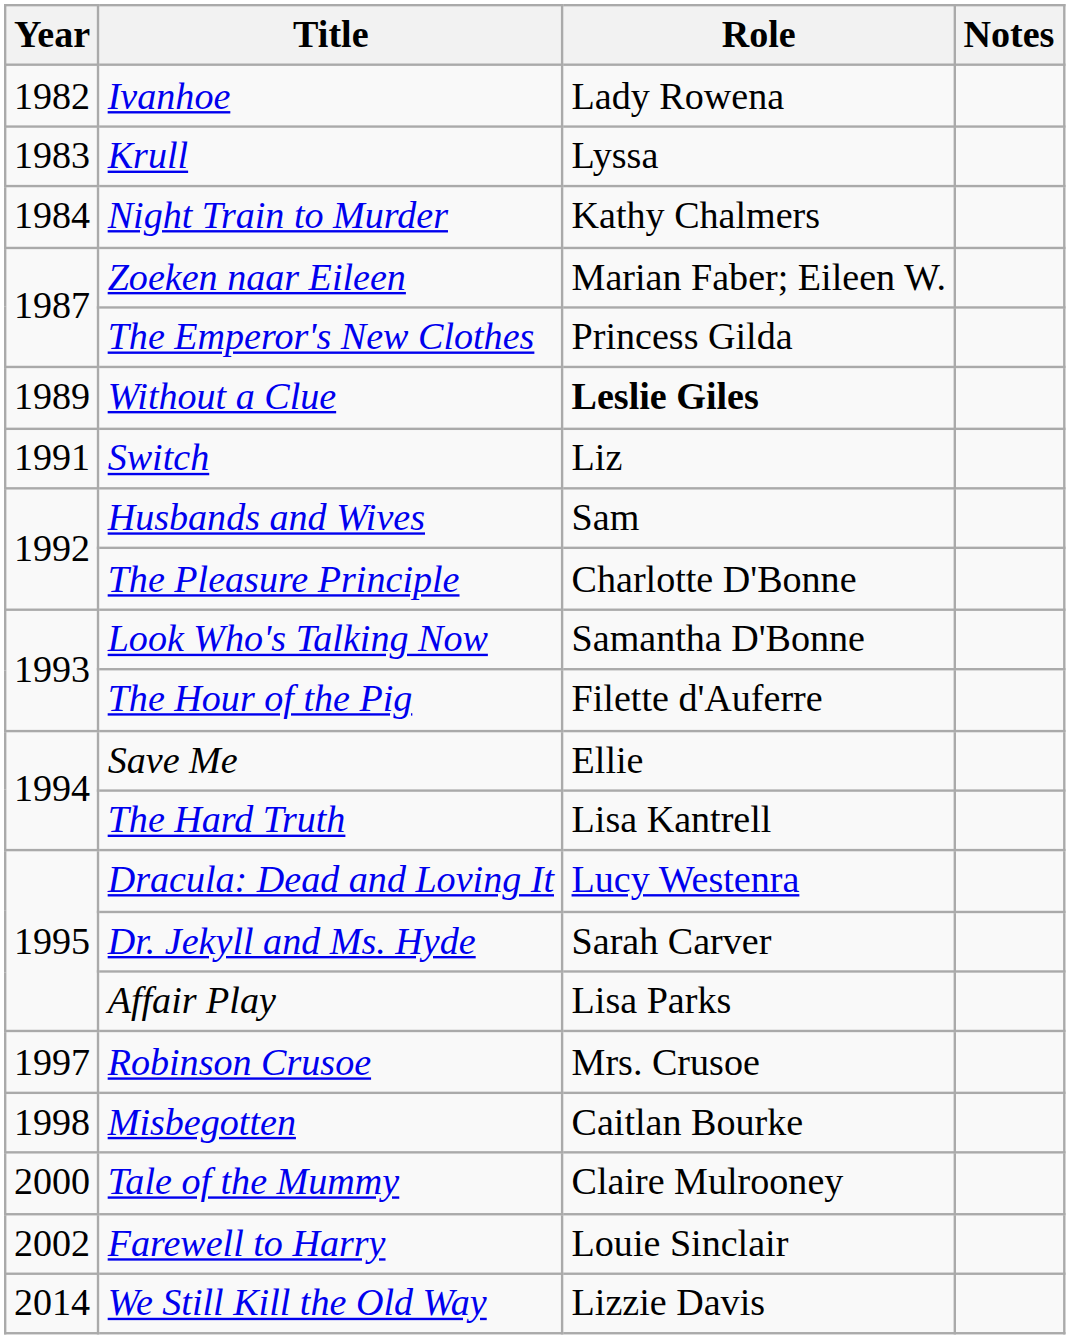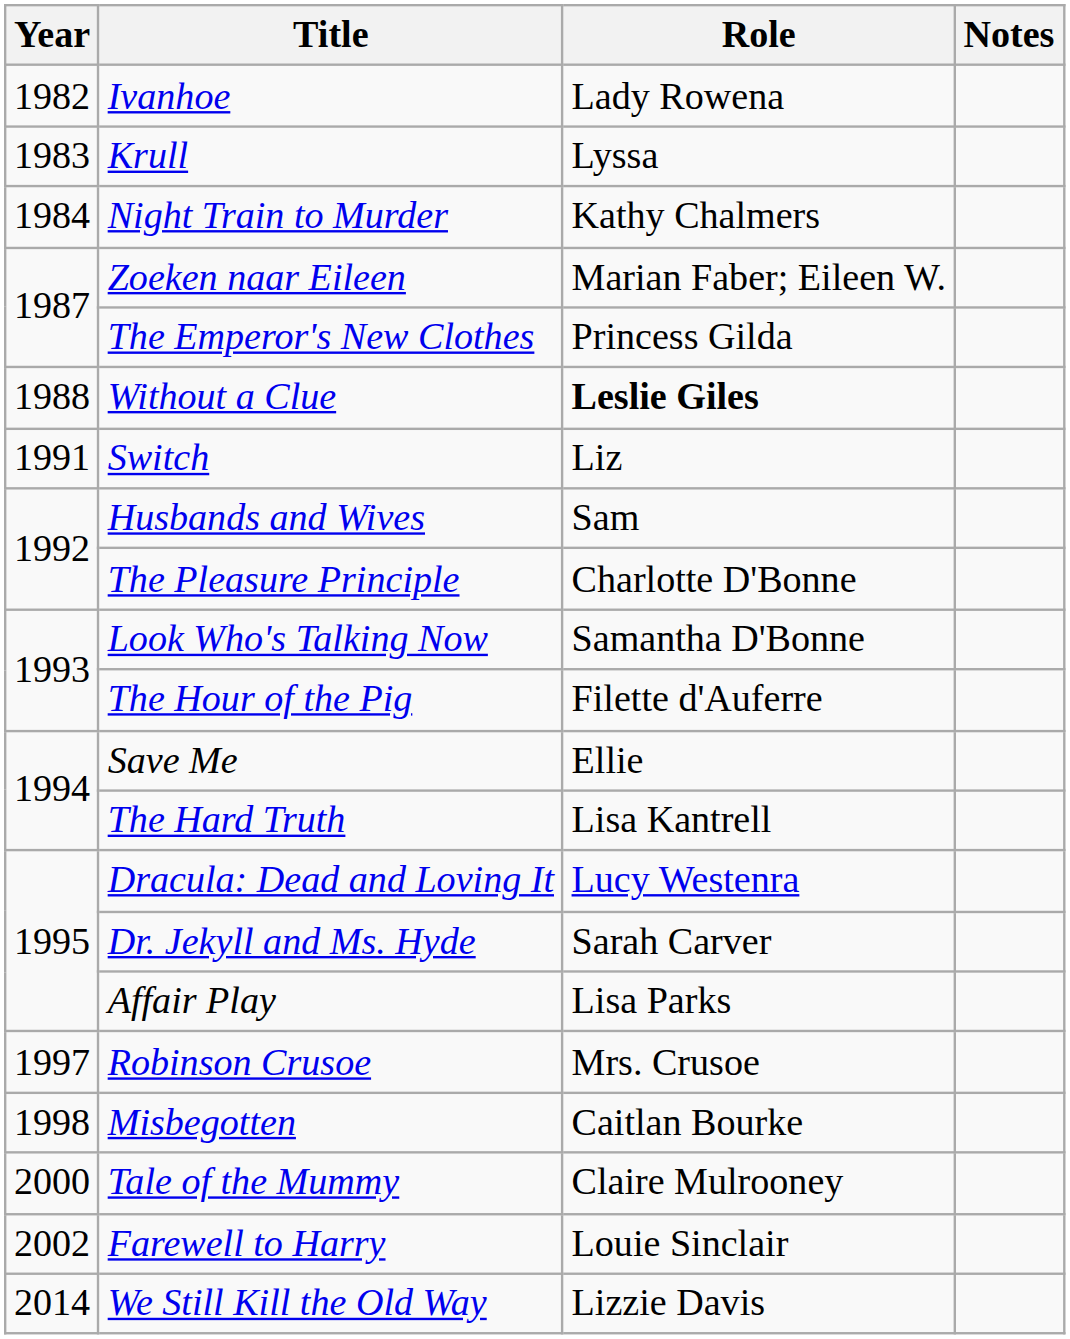(52, 397) 1989 -> (52, 397) 1988
